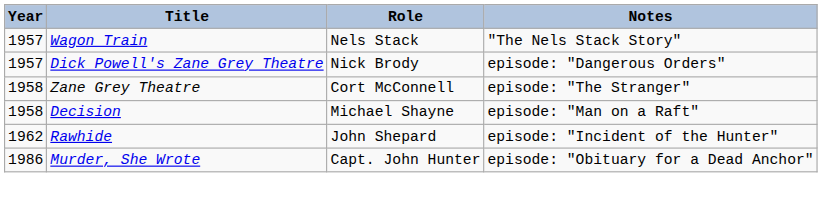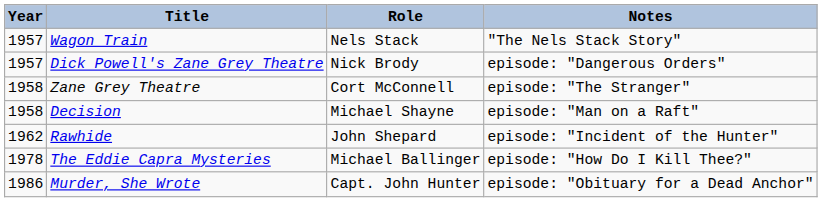+ row: (161, 160)
